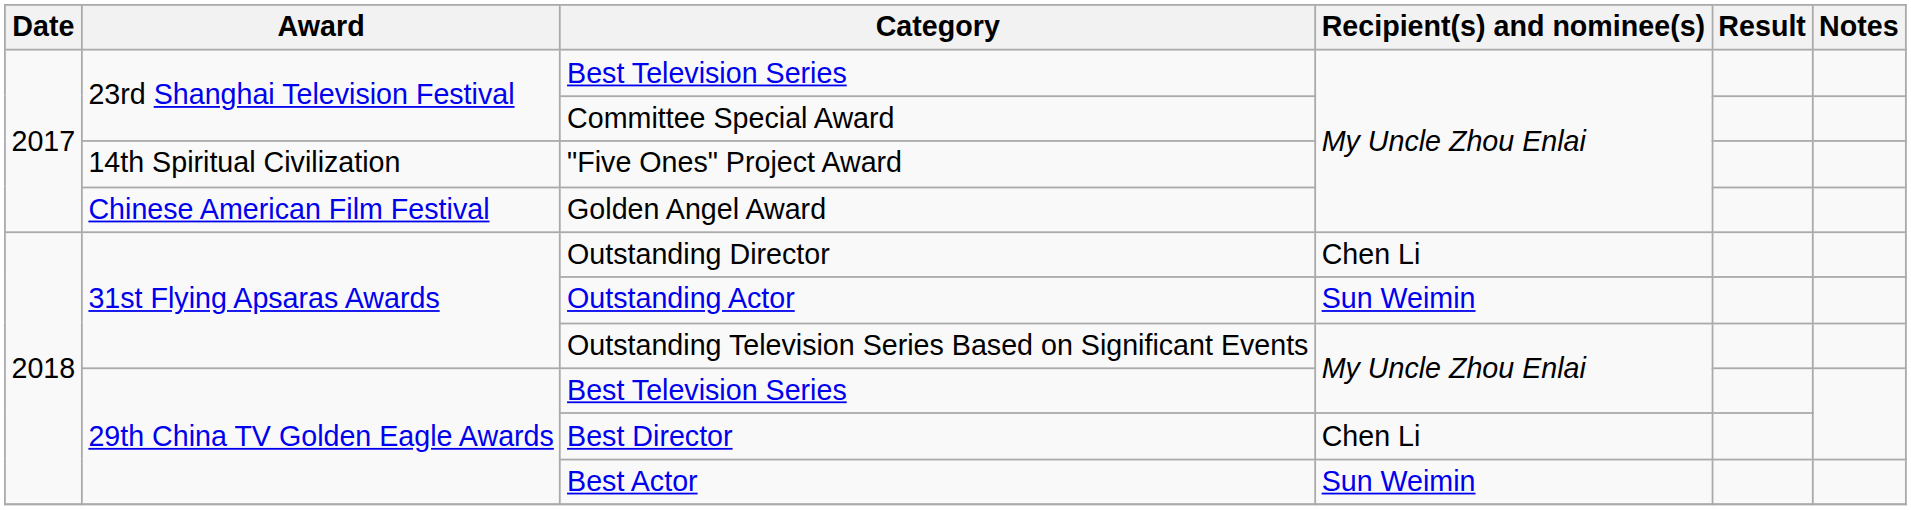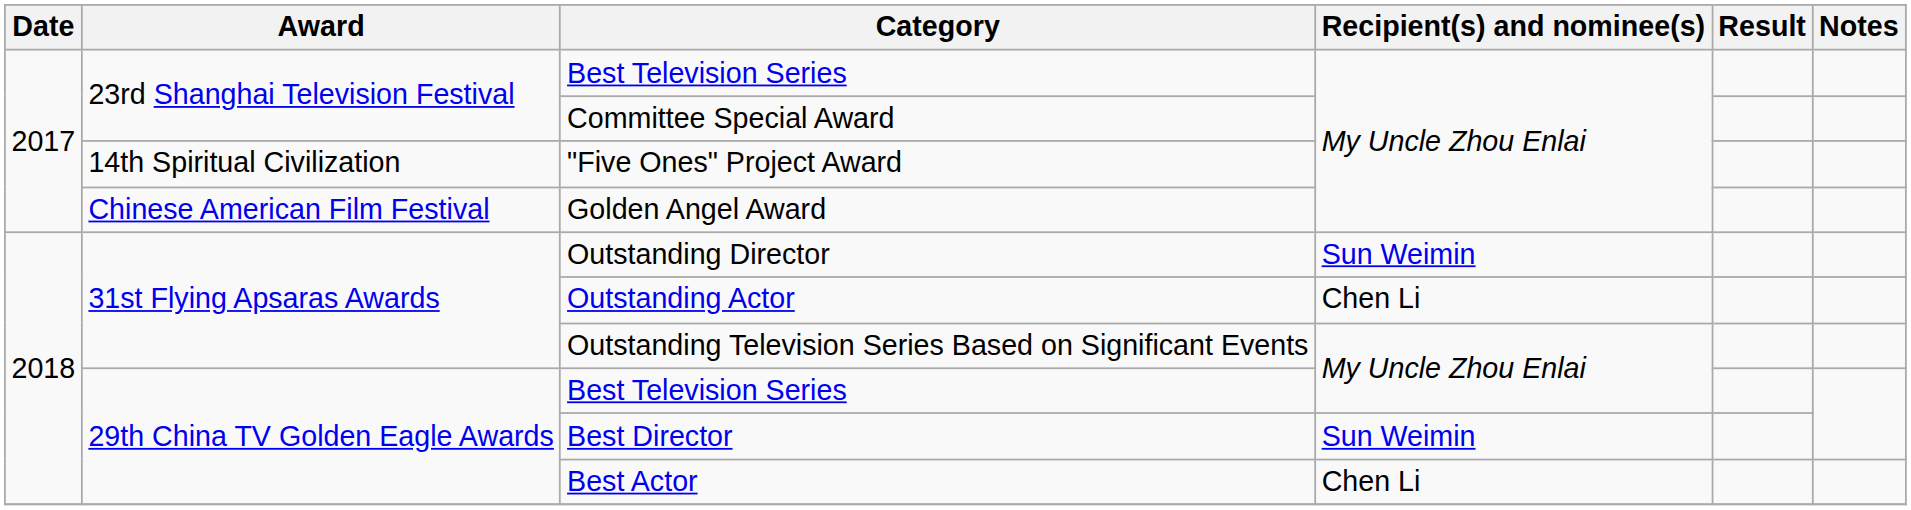(1371, 254) Chen Li -> (1399, 254) Sun Weimin
(1399, 299) Sun Weimin -> (1371, 299) Chen Li
(1371, 436) Chen Li -> (1399, 436) Sun Weimin
(1399, 481) Sun Weimin -> (1371, 481) Chen Li
